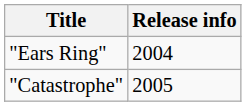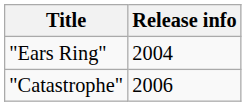(153, 85) 2005 -> (153, 85) 2006
